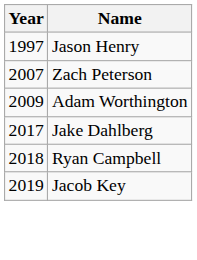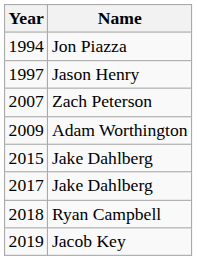+ row: (26, 46)
+ row: (26, 158)
